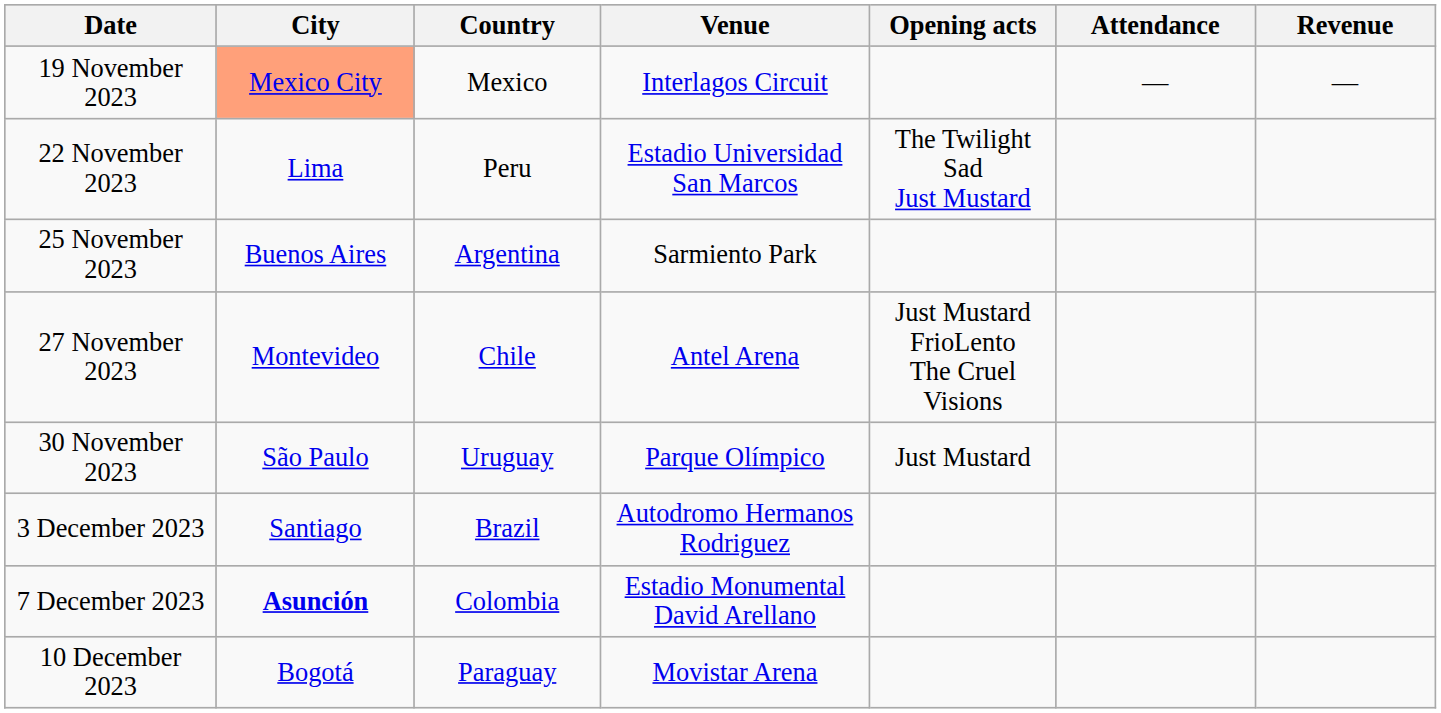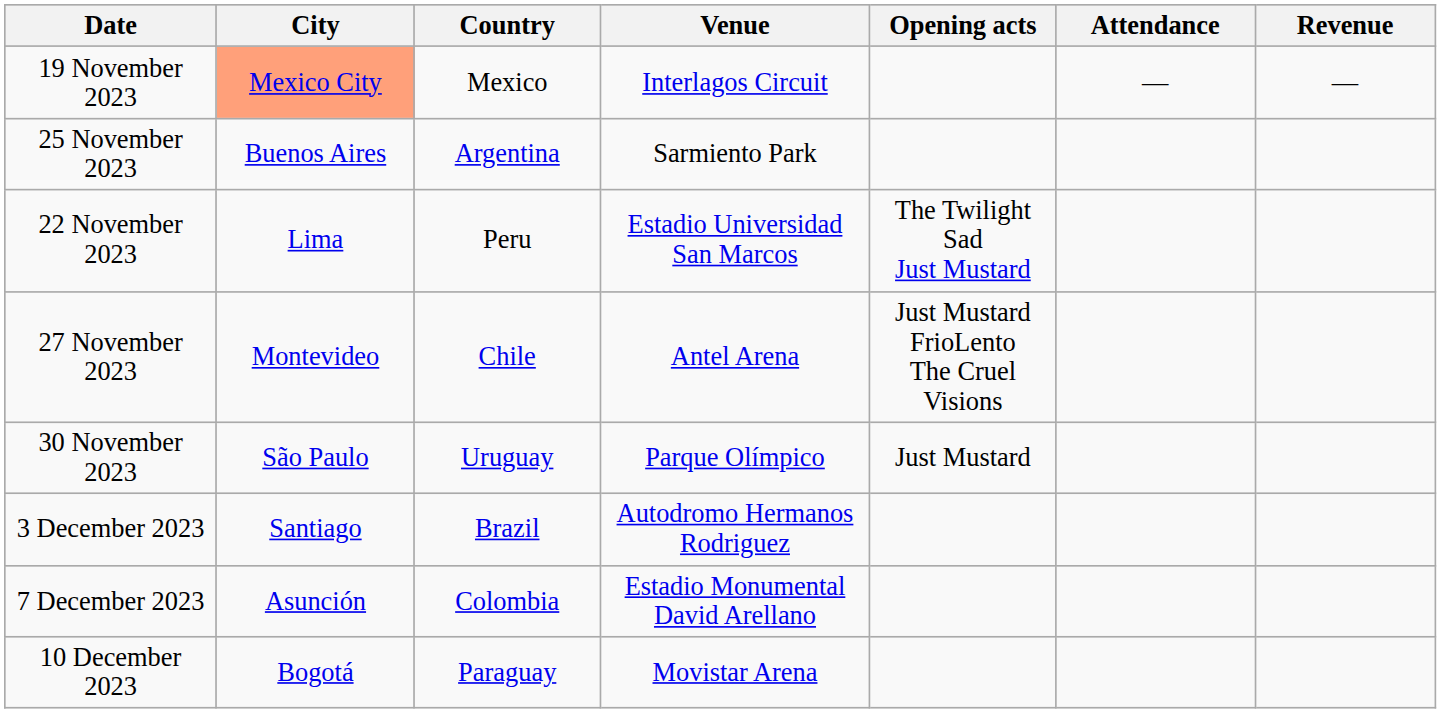rows swapped: (111, 168) <-> (111, 254)
(315, 600) bold -> (315, 600) normal
